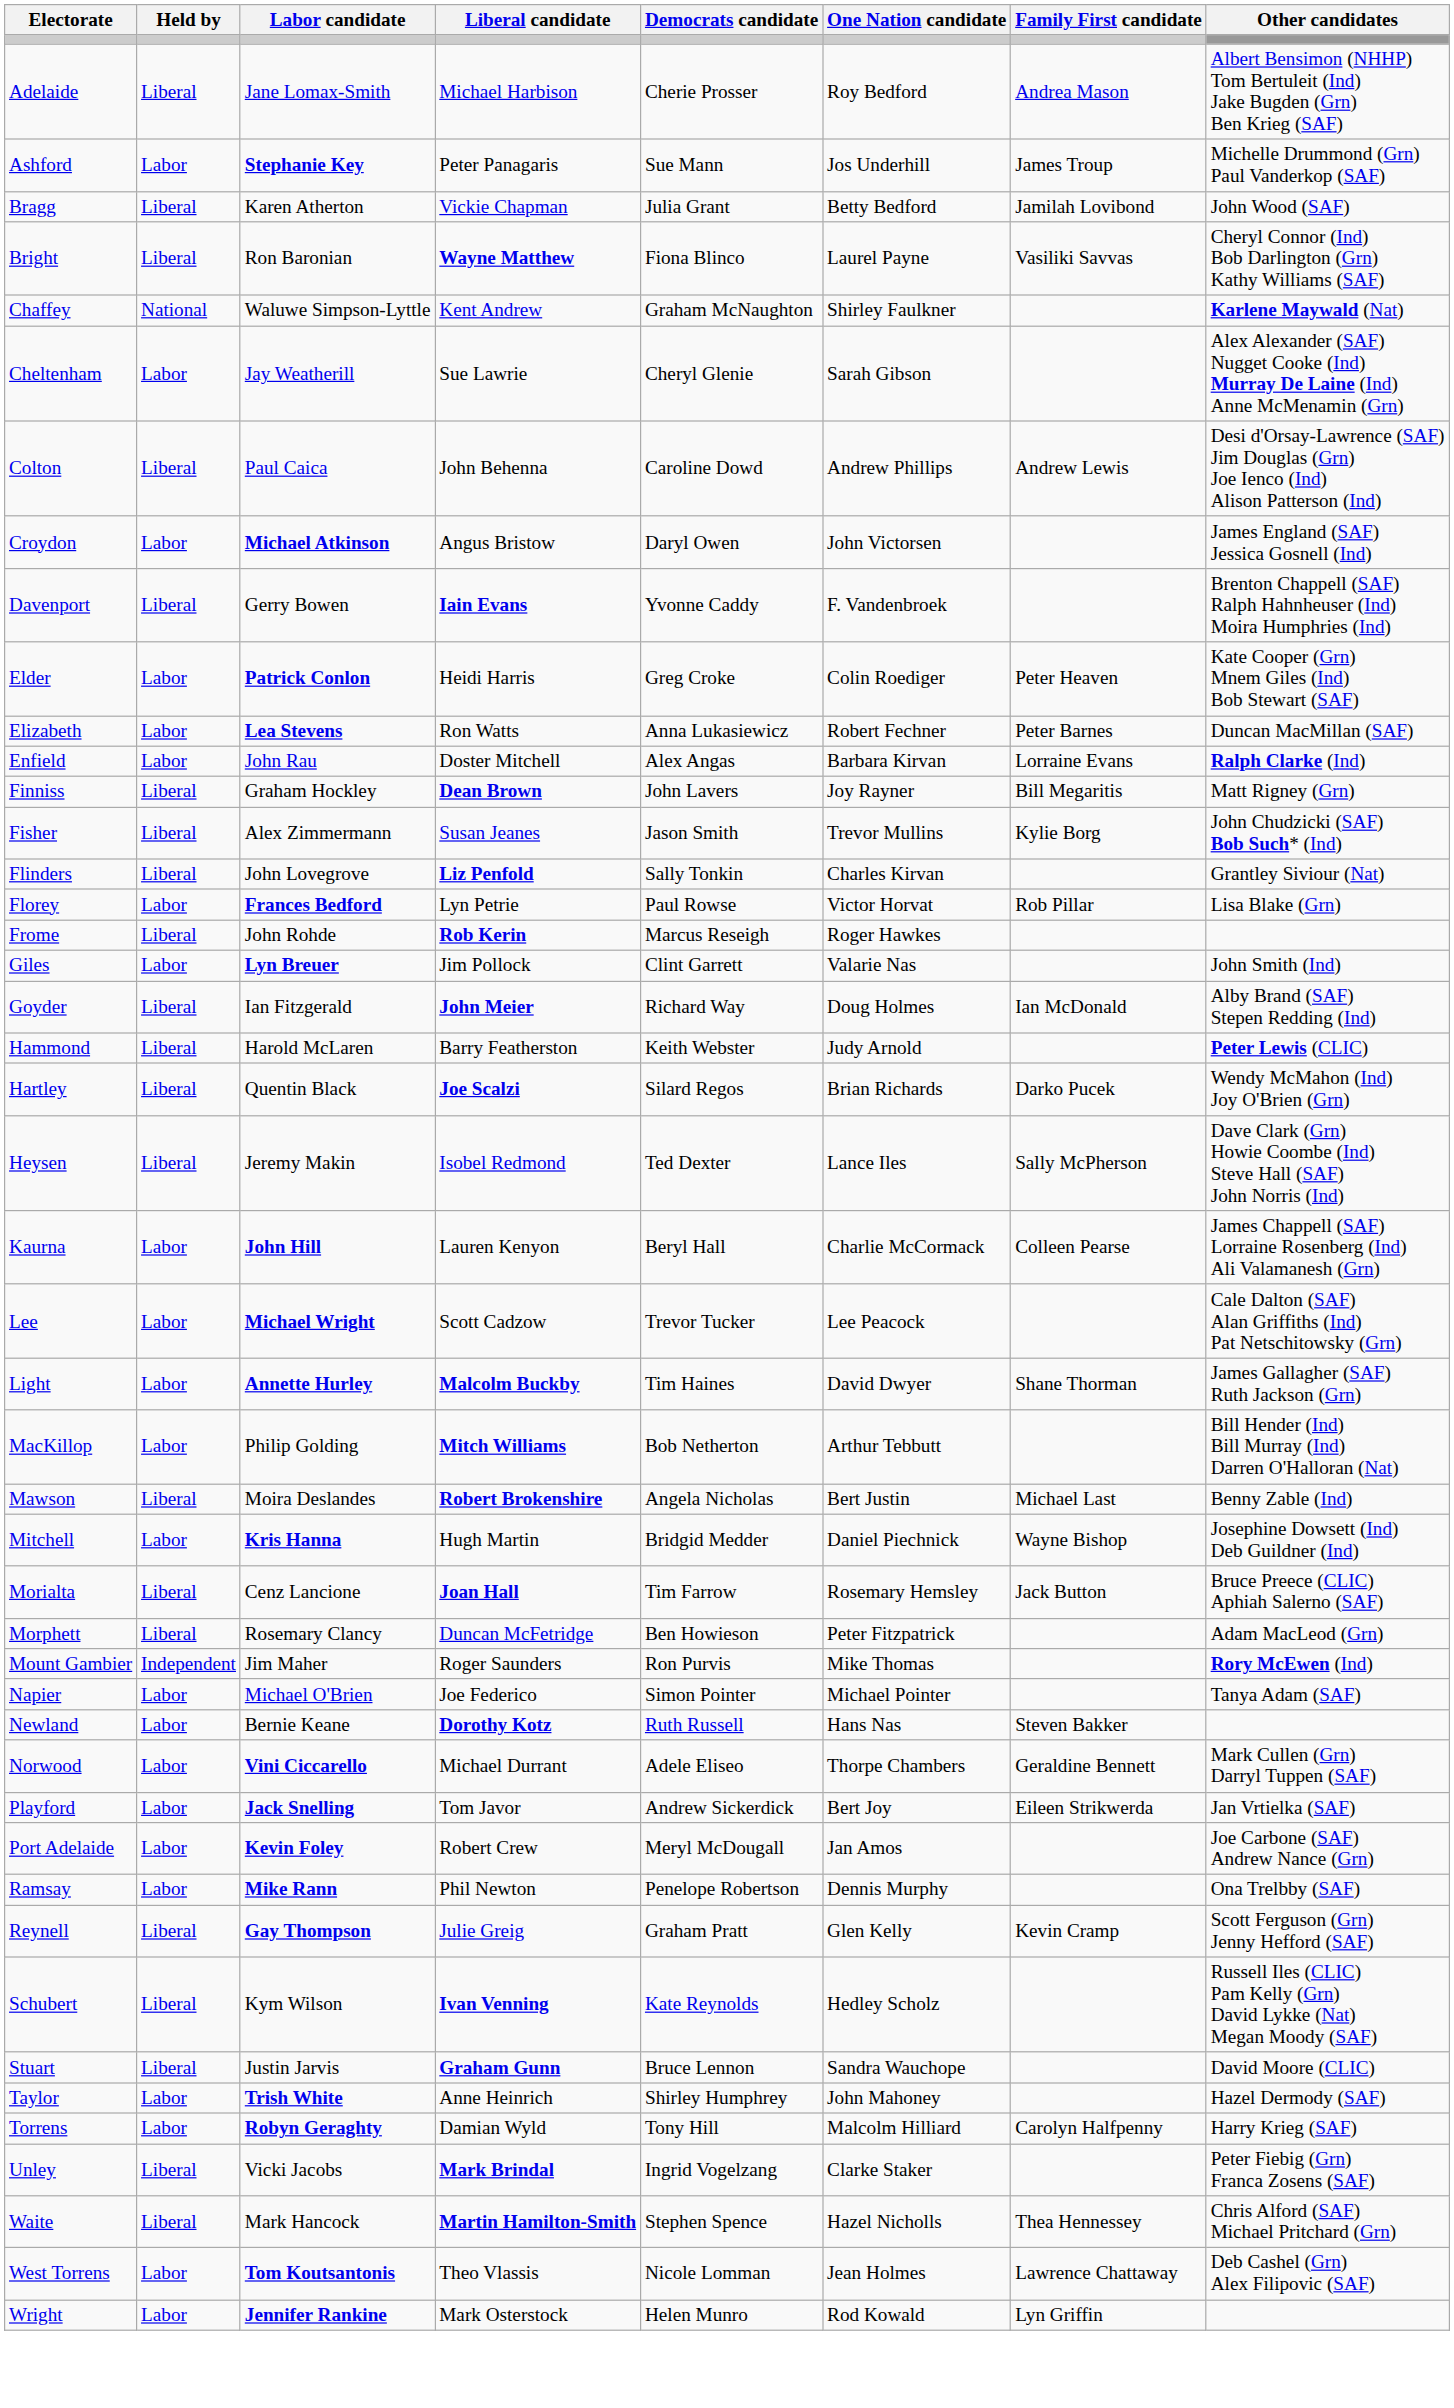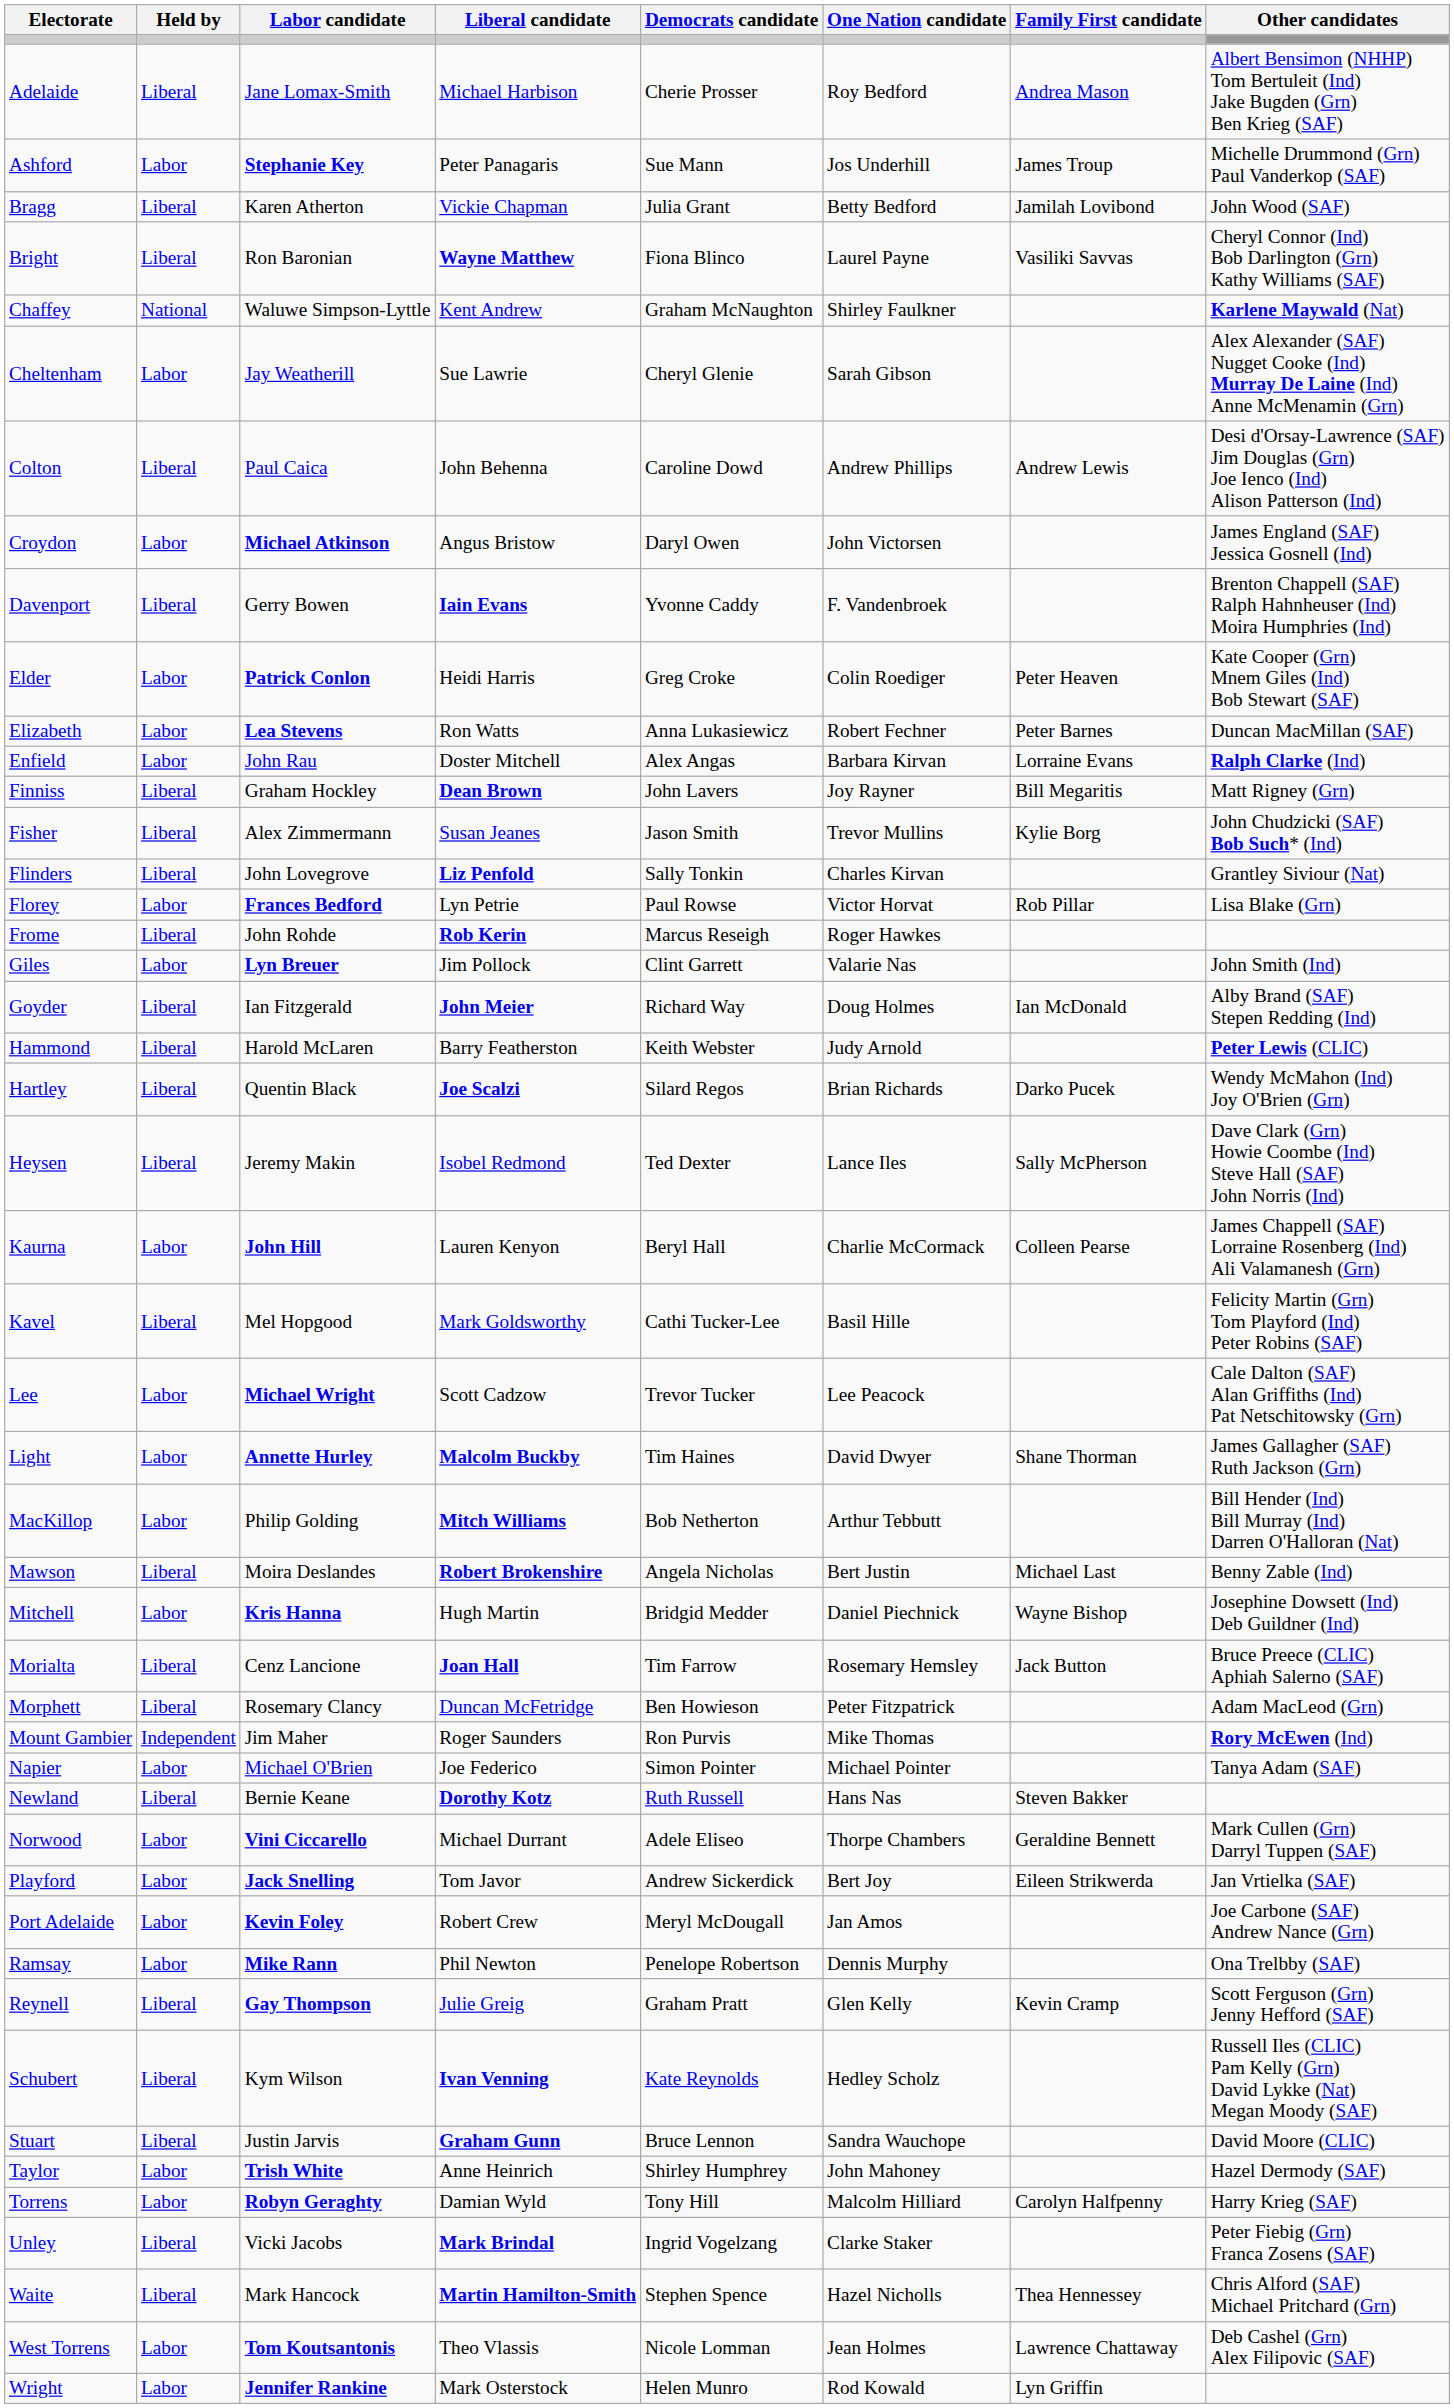+ row: (32, 1320)
(164, 1724) Labor -> (169, 1798) Liberal
